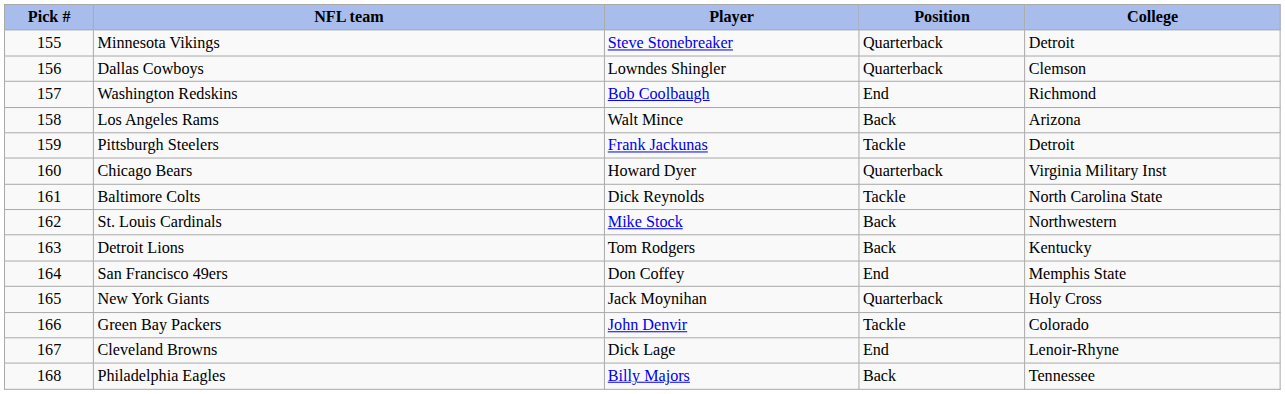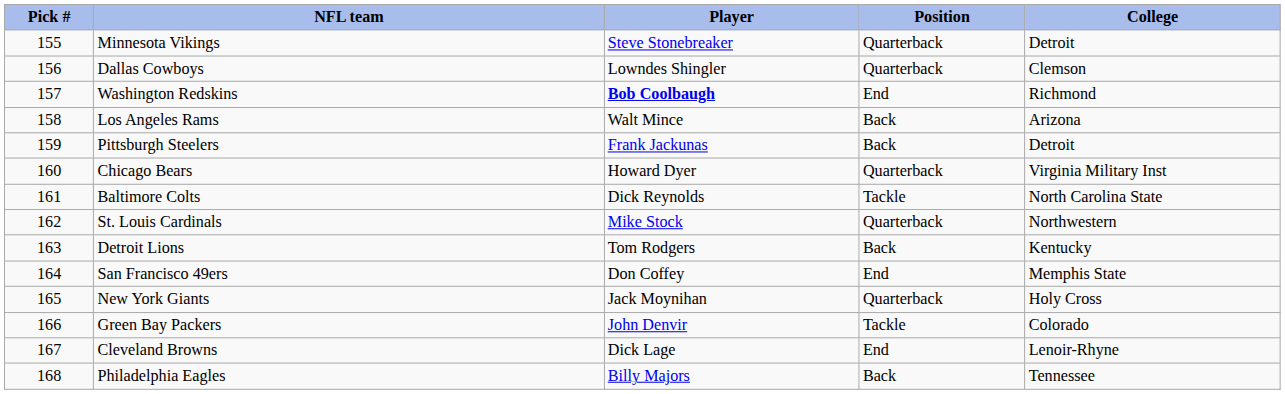(659, 94) normal -> (661, 94) bold
(884, 145) Tackle -> (879, 145) Back
(879, 222) Back -> (903, 222) Quarterback
